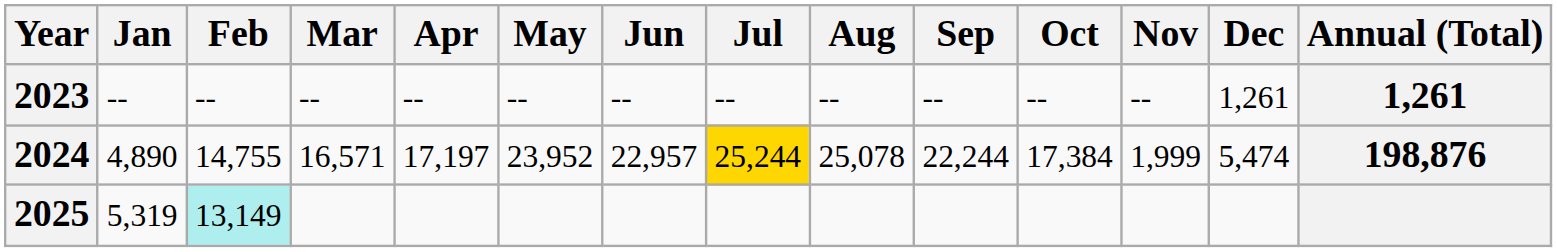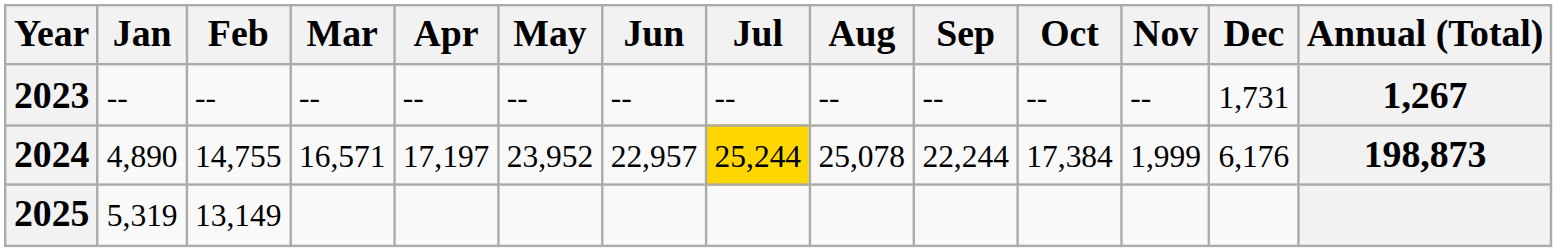(1254, 96) 1,261 -> (1254, 96) 1,731
(1425, 94) 1,261 -> (1425, 94) 1,267
(1254, 156) 5,474 -> (1254, 156) 6,176
(1425, 154) 198,876 -> (1425, 154) 198,873
(238, 216) paleturquoise background -> (238, 216) no background
